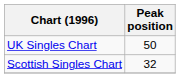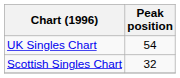(150, 45) 50 -> (150, 45) 54
